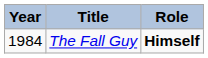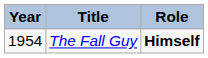(25, 41) 1984 -> (25, 41) 1954
